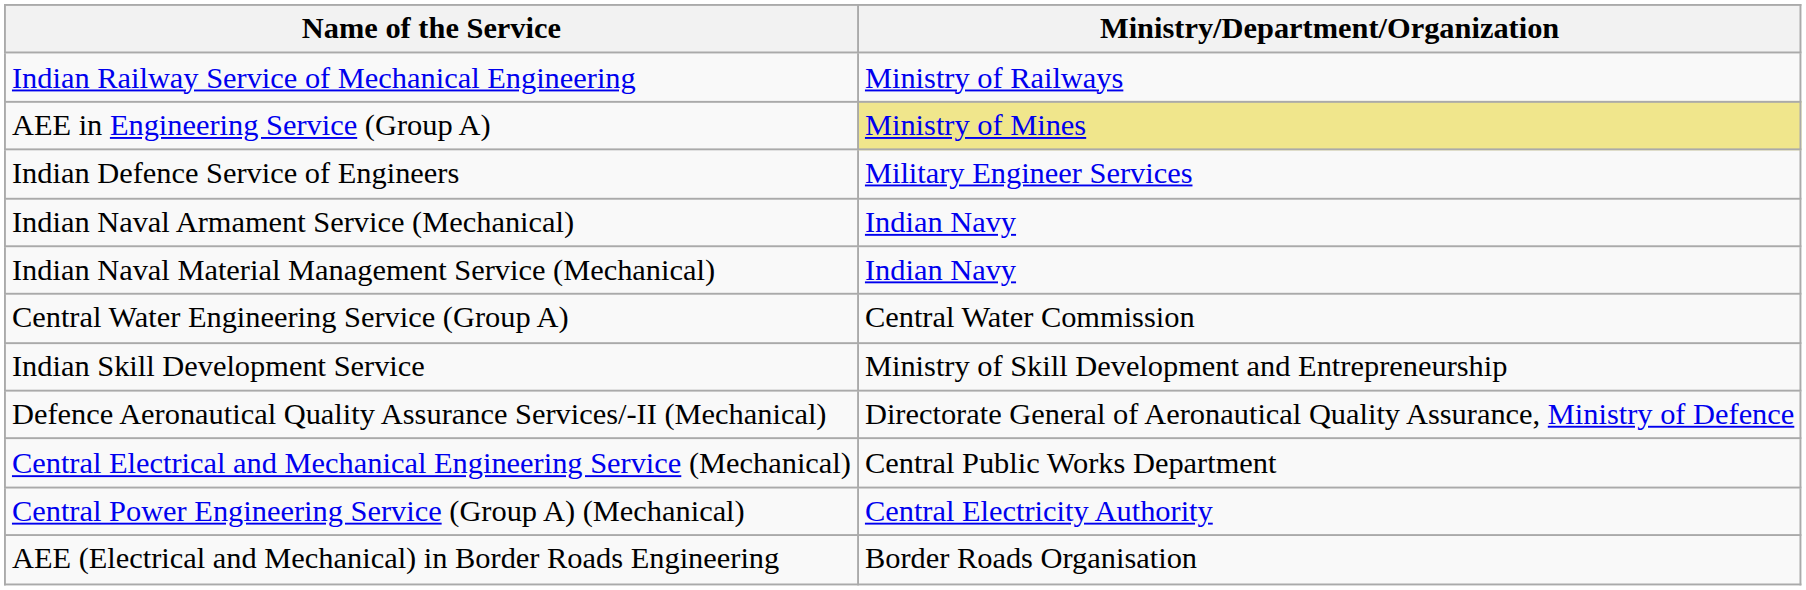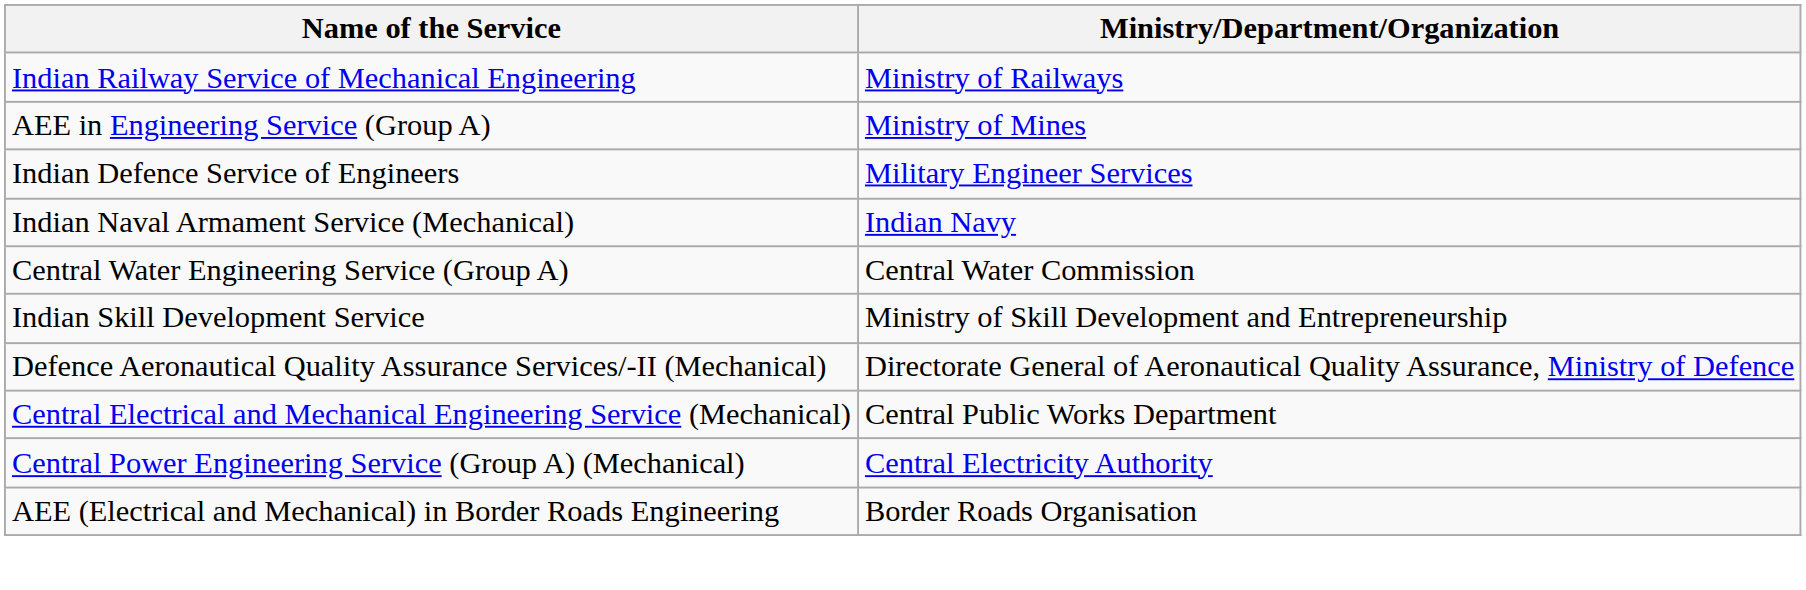(976, 125) khaki background -> (976, 125) no background
- row: (364, 269)
